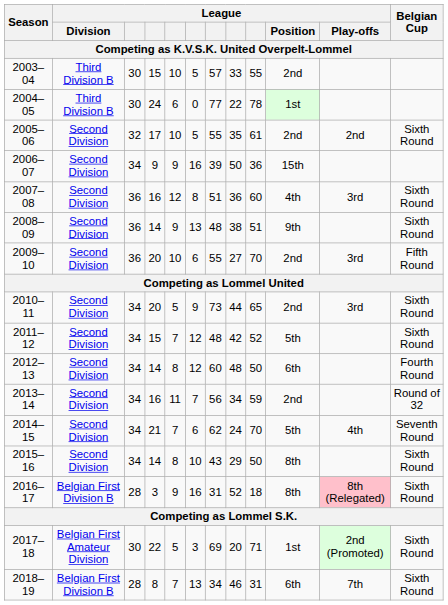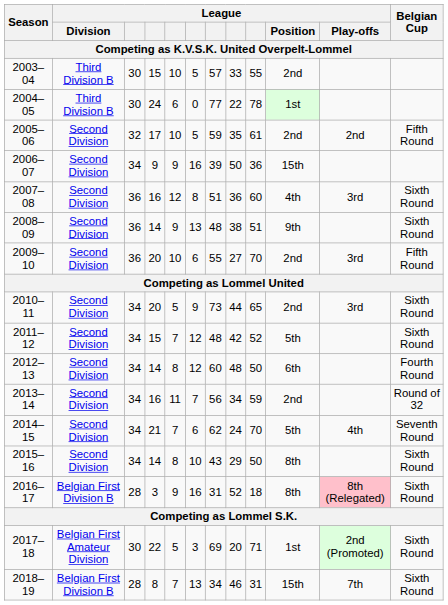(215, 135) 55 -> (215, 135) 59
(417, 135) Sixth Round -> (417, 135) Fifth Round
(293, 584) 6th -> (293, 584) 15th
